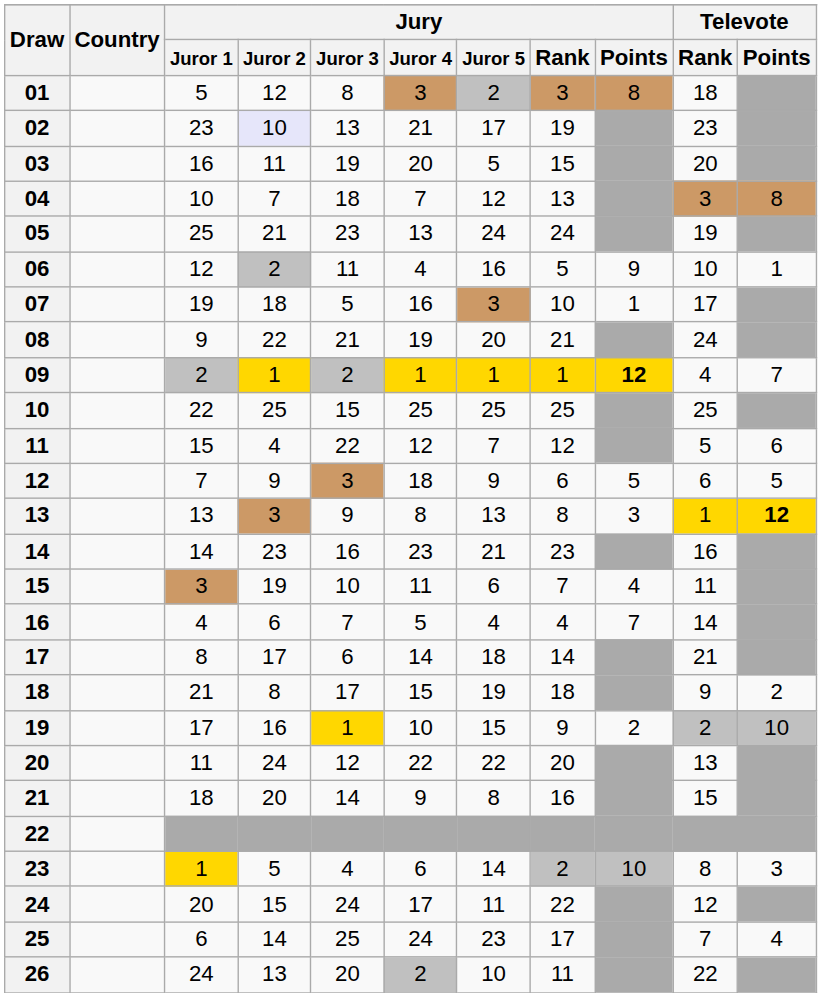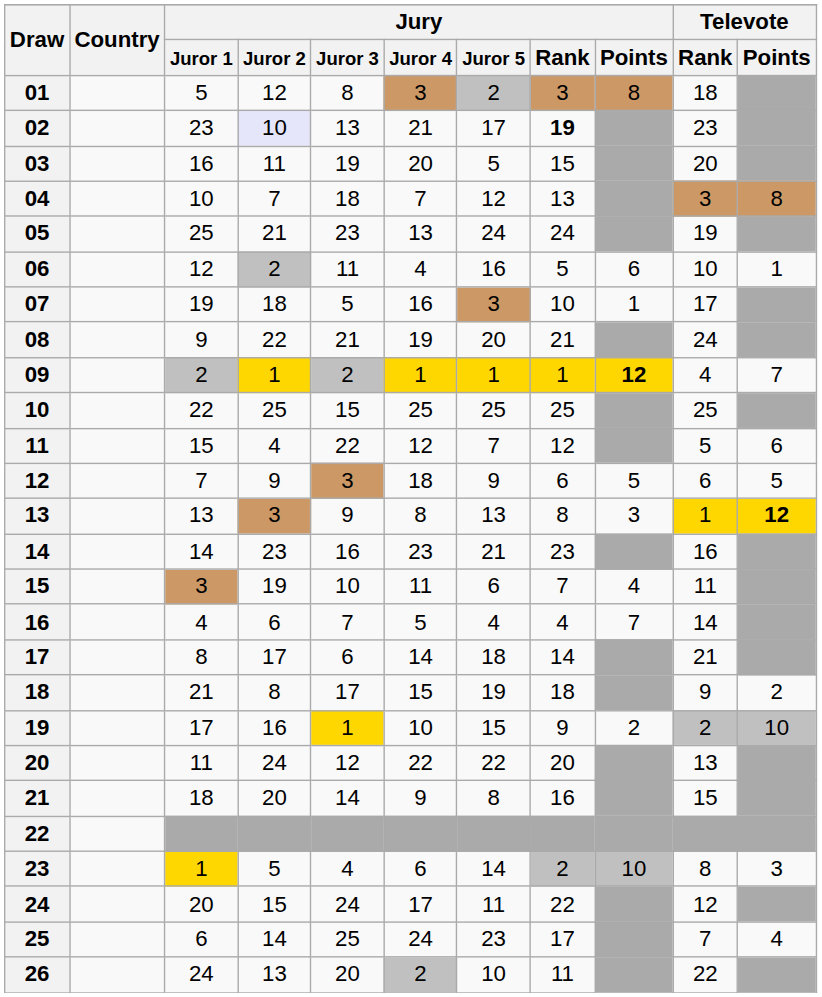(562, 127) normal -> (562, 127) bold
(634, 269) 9 -> (634, 269) 6
